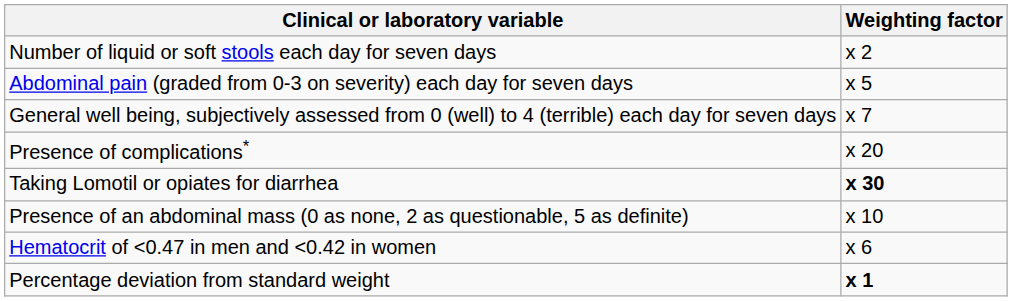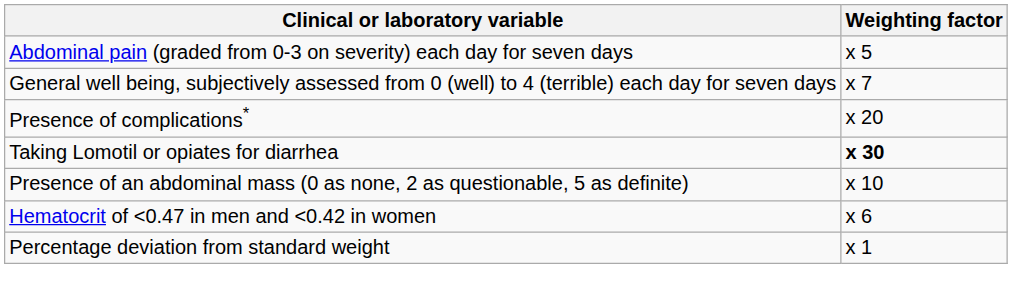- row: (253, 52)
(859, 279) bold -> (859, 247) normal
